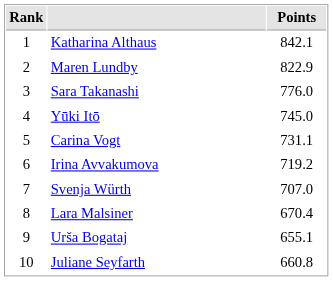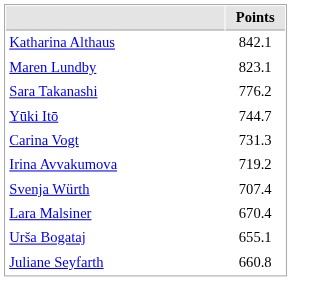- column: (26, 17)
(297, 67) 822.9 -> (255, 67) 823.1
(297, 91) 776.0 -> (255, 91) 776.2
(297, 116) 745.0 -> (255, 116) 744.7
(297, 140) 731.1 -> (255, 140) 731.3
(297, 189) 707.0 -> (255, 189) 707.4
